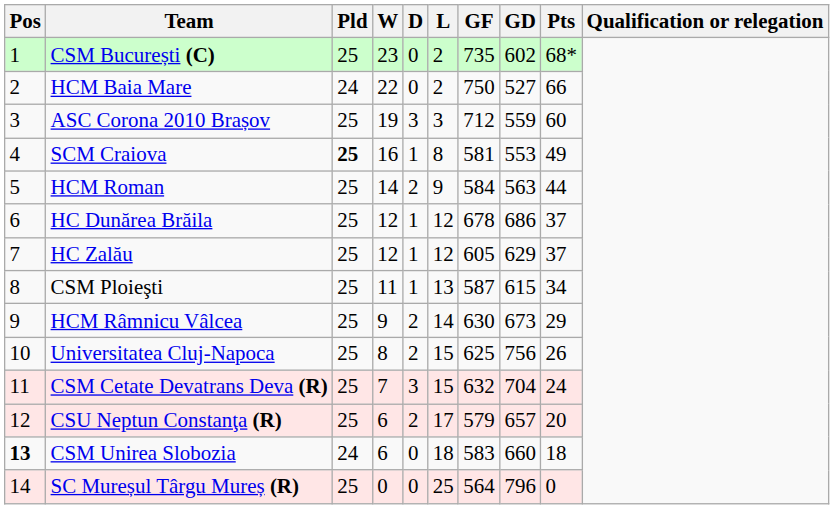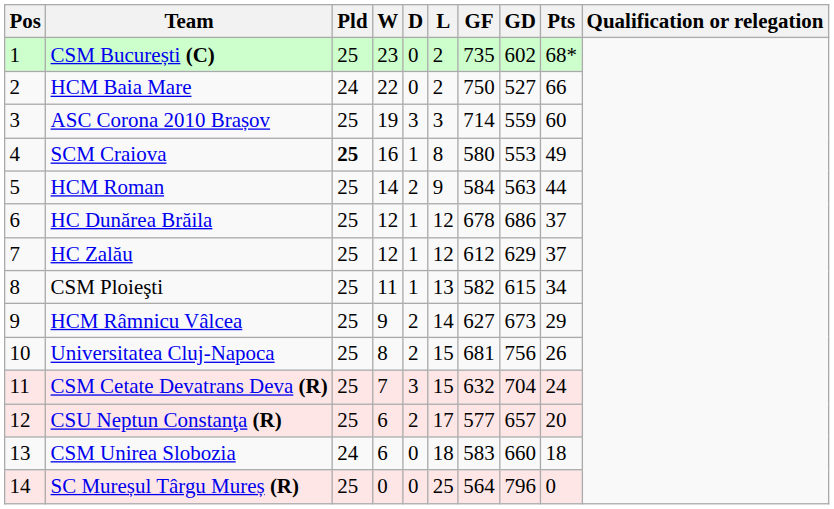(479, 120) 712 -> (479, 120) 714
(479, 154) 581 -> (479, 154) 580
(479, 253) 605 -> (479, 253) 612
(479, 287) 587 -> (479, 287) 582
(479, 320) 630 -> (479, 320) 627
(479, 353) 625 -> (479, 353) 681
(479, 420) 579 -> (479, 420) 577
(20, 453) bold -> (20, 453) normal
